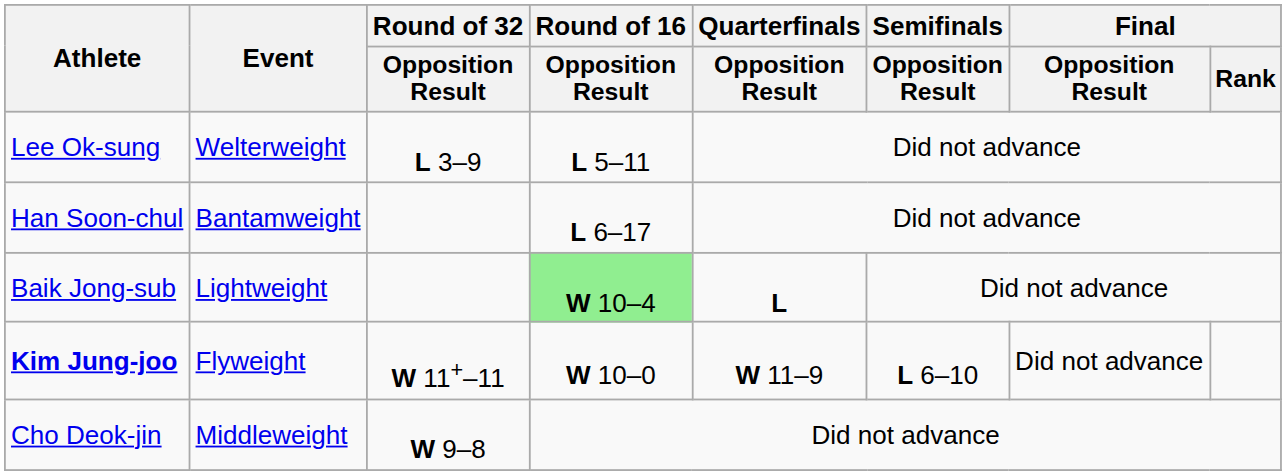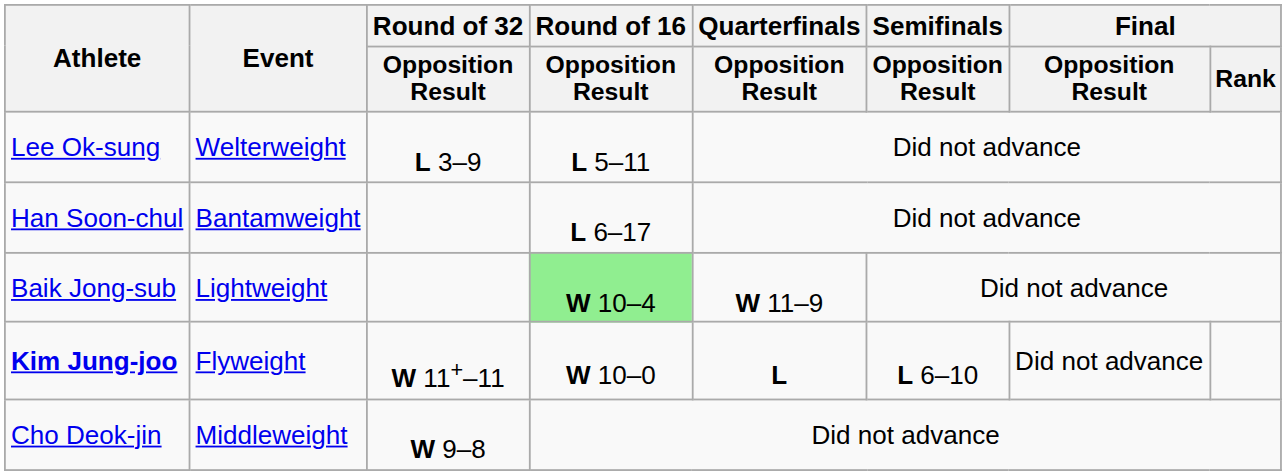(779, 302) L -> (779, 302) W 11–9
(779, 376) W 11–9 -> (779, 376) L
